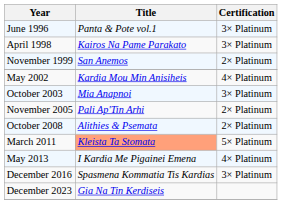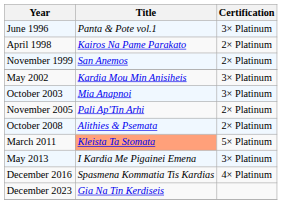(247, 45) 3× Platinum -> (247, 45) 2× Platinum
(247, 77) 4× Platinum -> (247, 77) 3× Platinum
(247, 158) 4× Platinum -> (247, 158) 3× Platinum
(247, 175) 3× Platinum -> (247, 175) 4× Platinum
